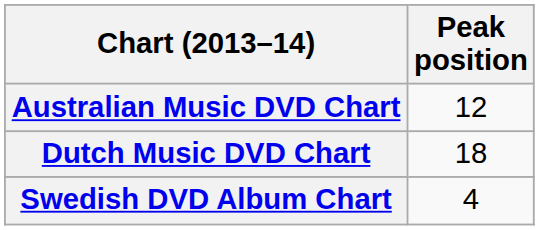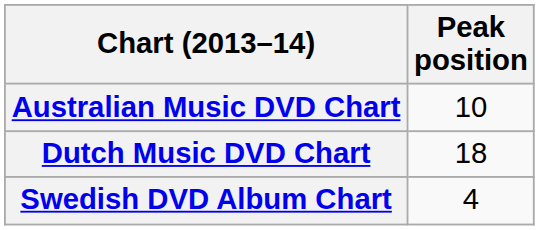(471, 107) 12 -> (471, 107) 10
